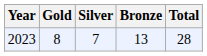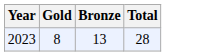- column: (96, 16)
